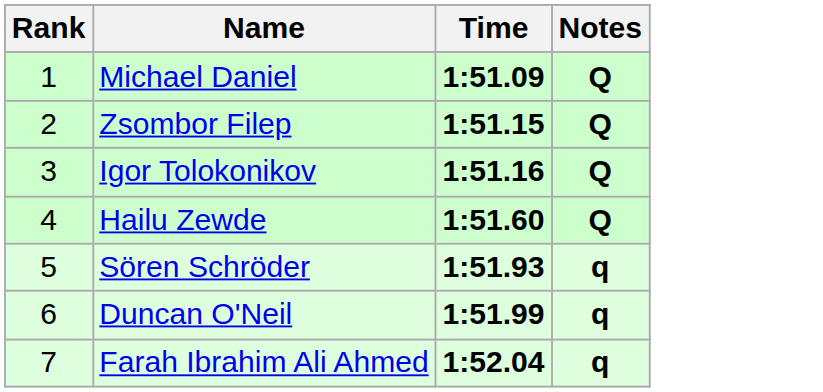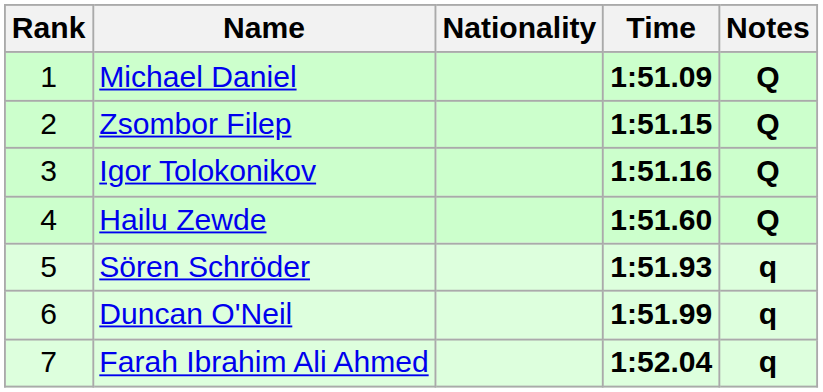+ column: (519, 28)
